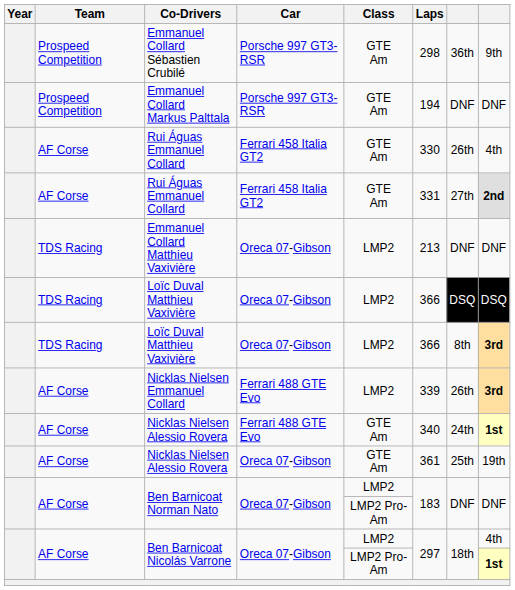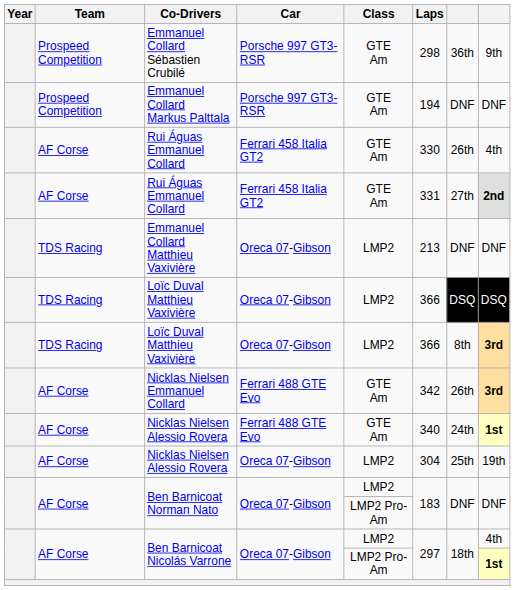(379, 391) LMP2 -> (379, 391) GTE Am
(430, 391) 339 -> (430, 391) 342
(379, 462) GTE Am -> (379, 462) LMP2
(430, 462) 361 -> (430, 462) 304
